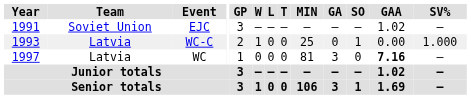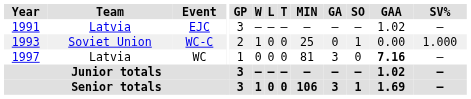(110, 27) Soviet Union -> (110, 27) Latvia
(110, 42) Latvia -> (110, 42) Soviet Union
